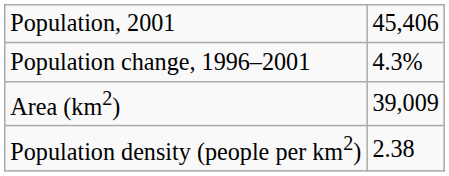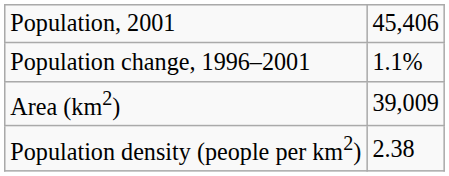(398, 61) 4.3% -> (398, 61) 1.1%
